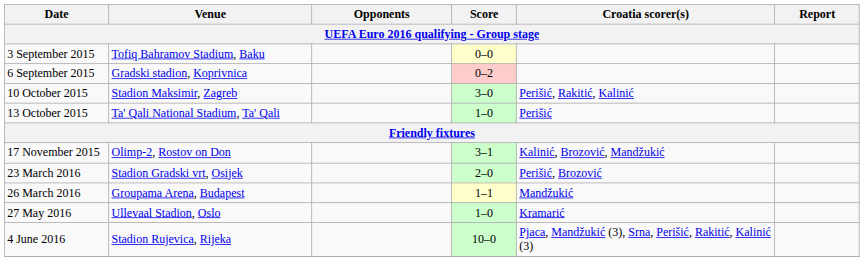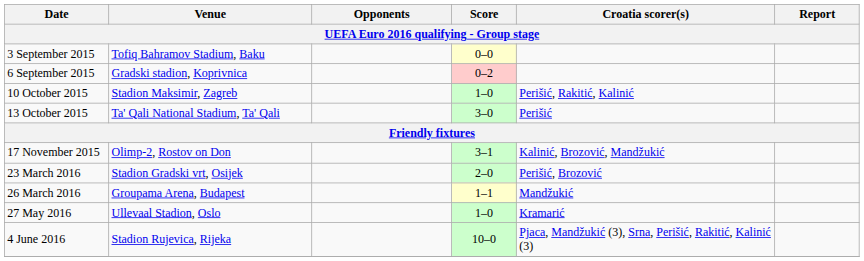(484, 93) 3–0 -> (484, 93) 1–0
(484, 113) 1–0 -> (484, 113) 3–0
